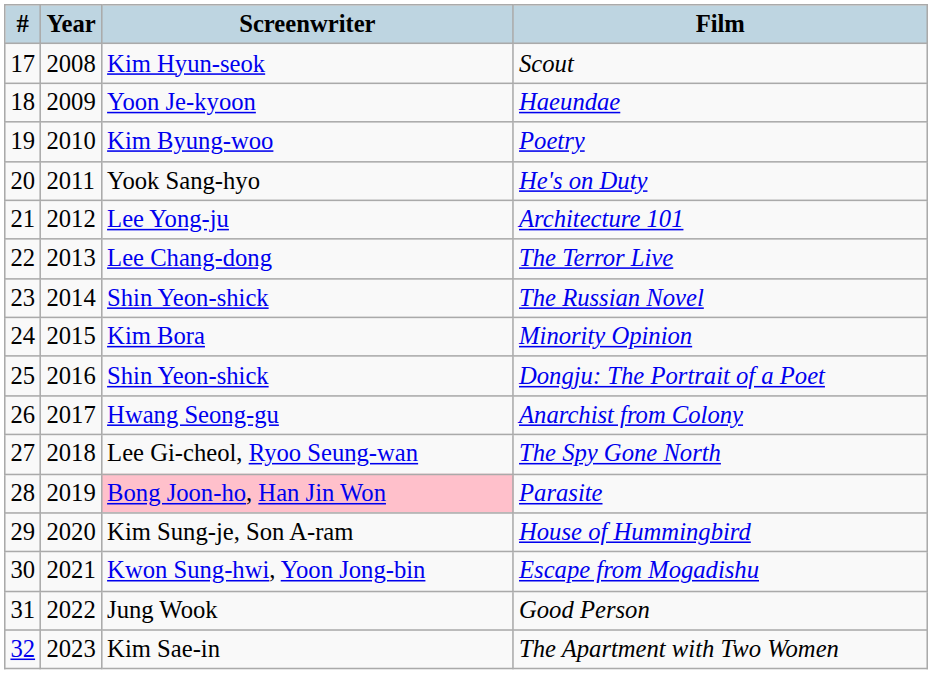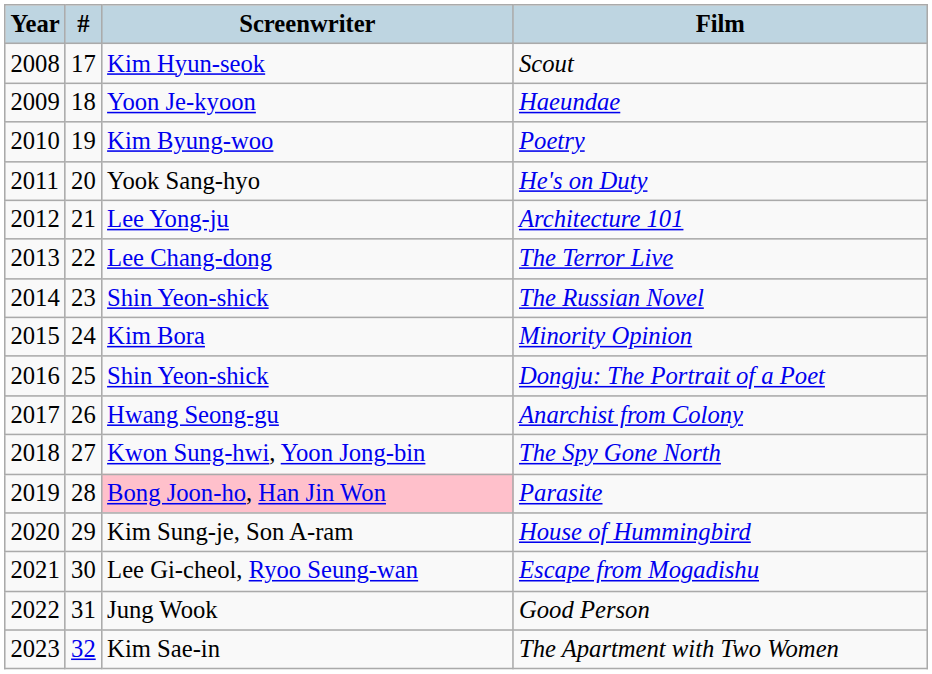columns swapped: (23, 24) <-> (71, 24)
(263, 453) Lee Gi-cheol, Ryoo Seung-wan -> (266, 453) Kwon Sung-hwi, Yoon Jong-bin
(266, 571) Kwon Sung-hwi, Yoon Jong-bin -> (263, 571) Lee Gi-cheol, Ryoo Seung-wan
